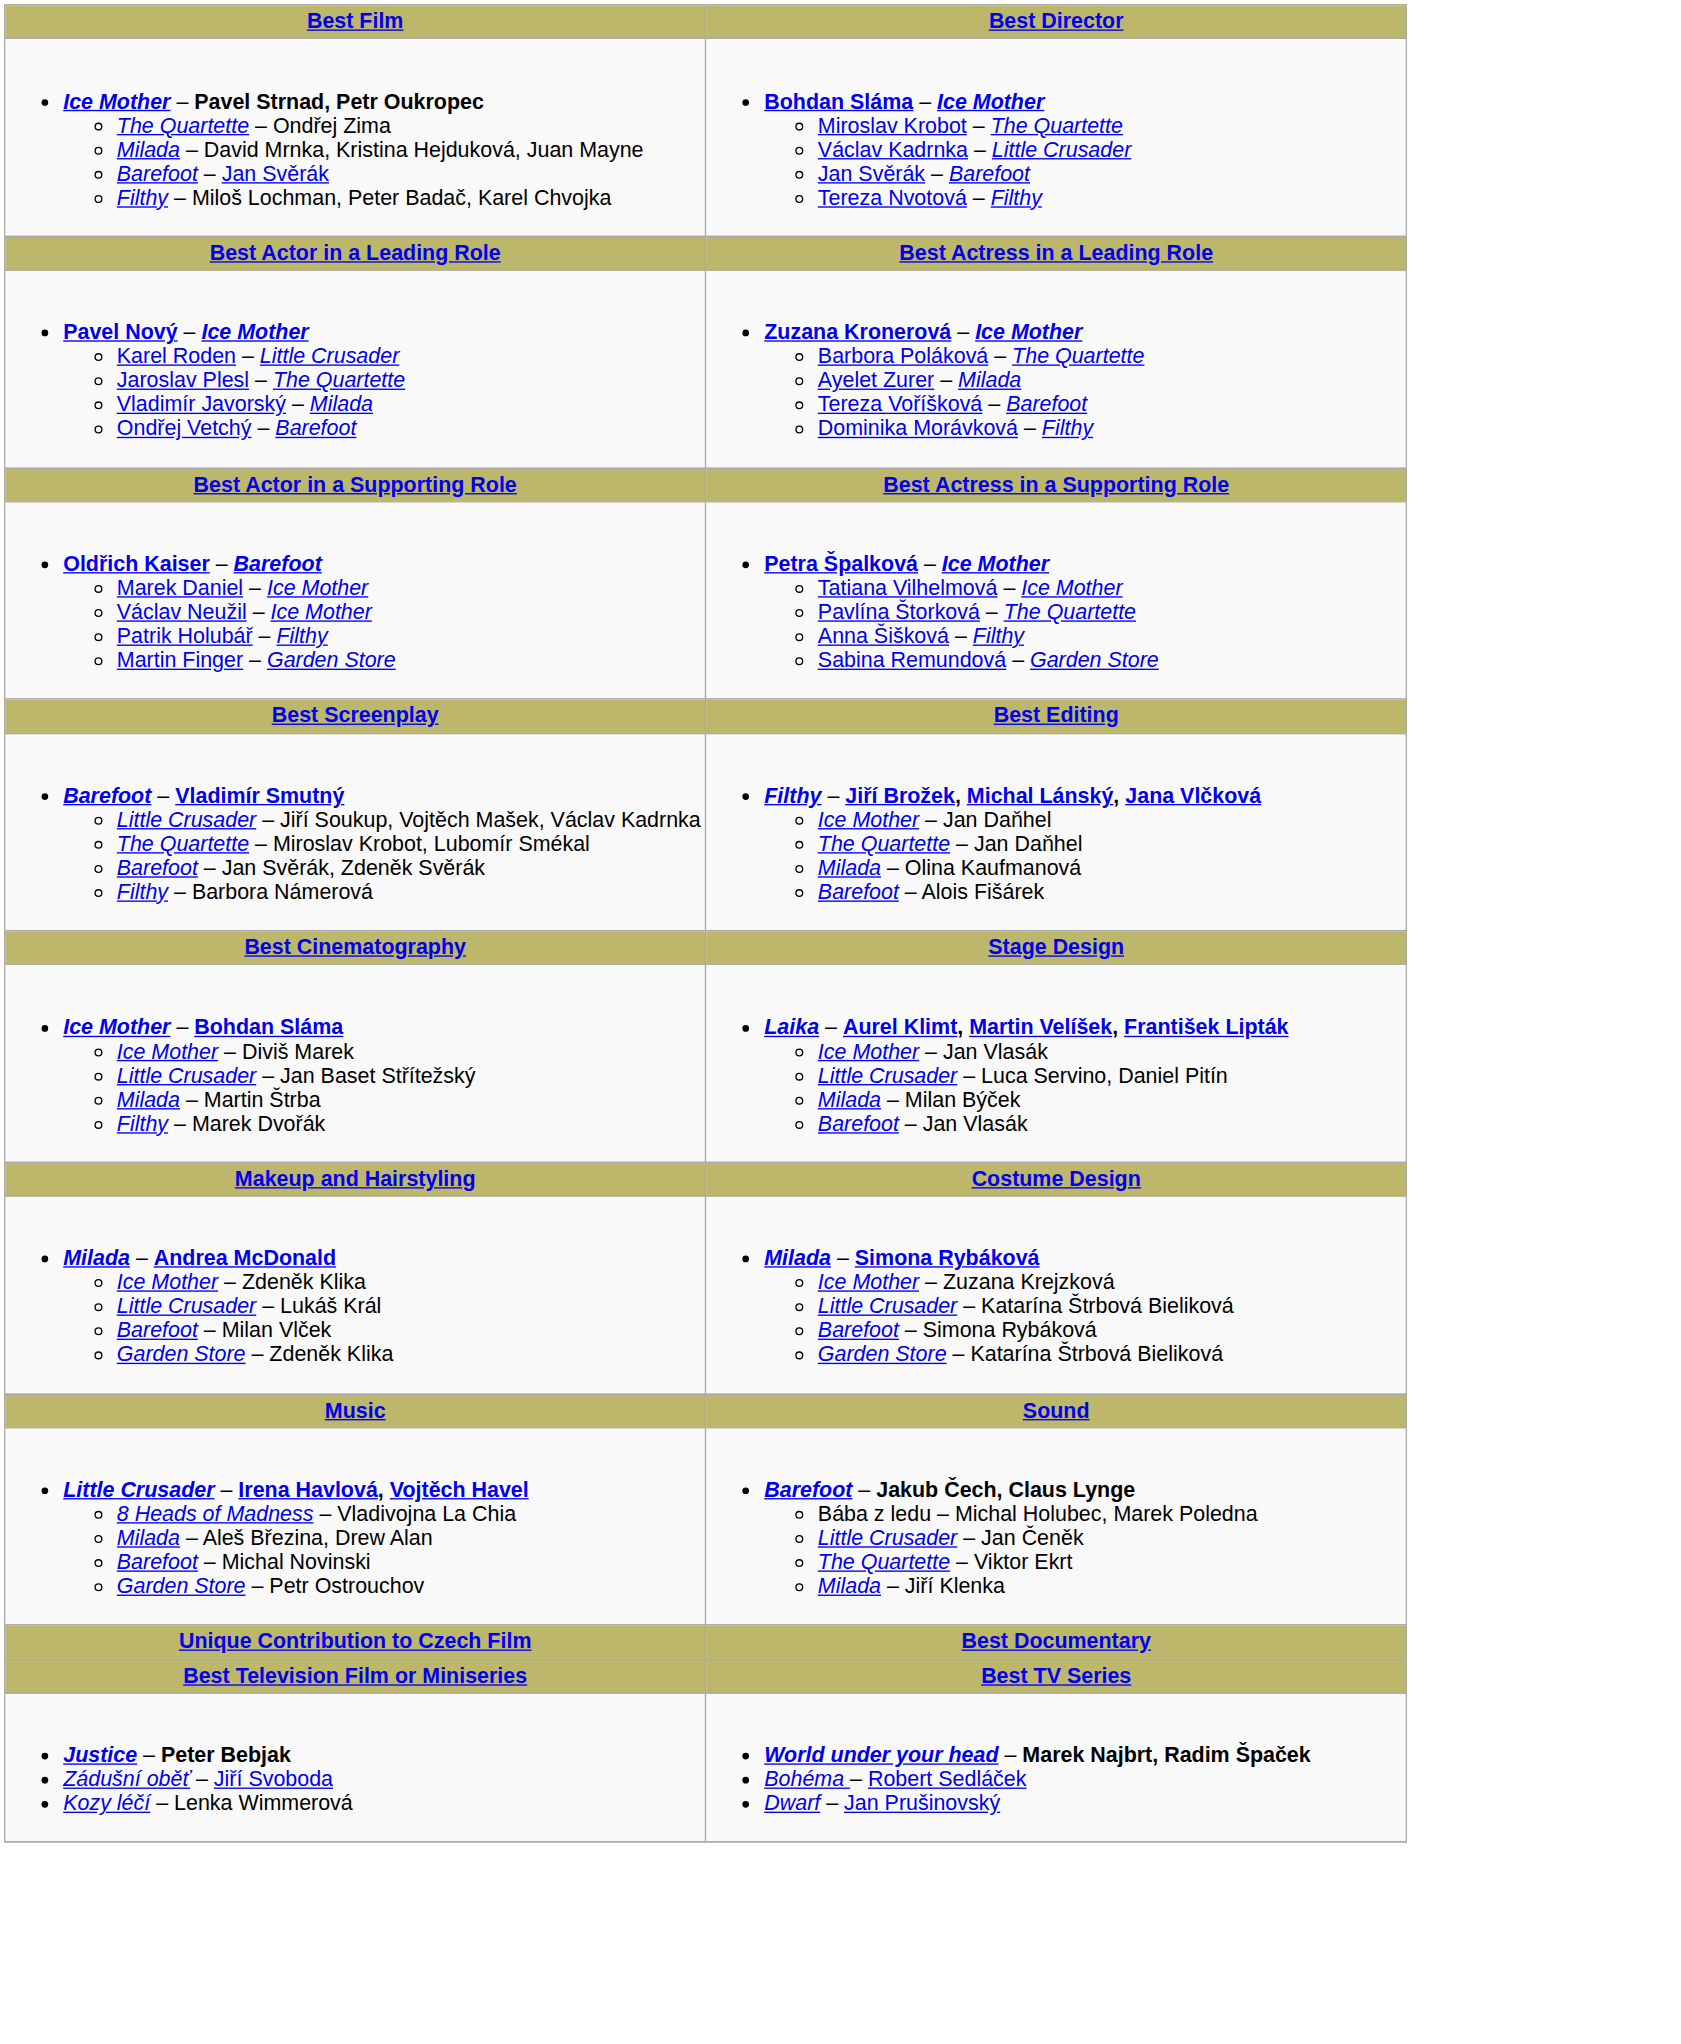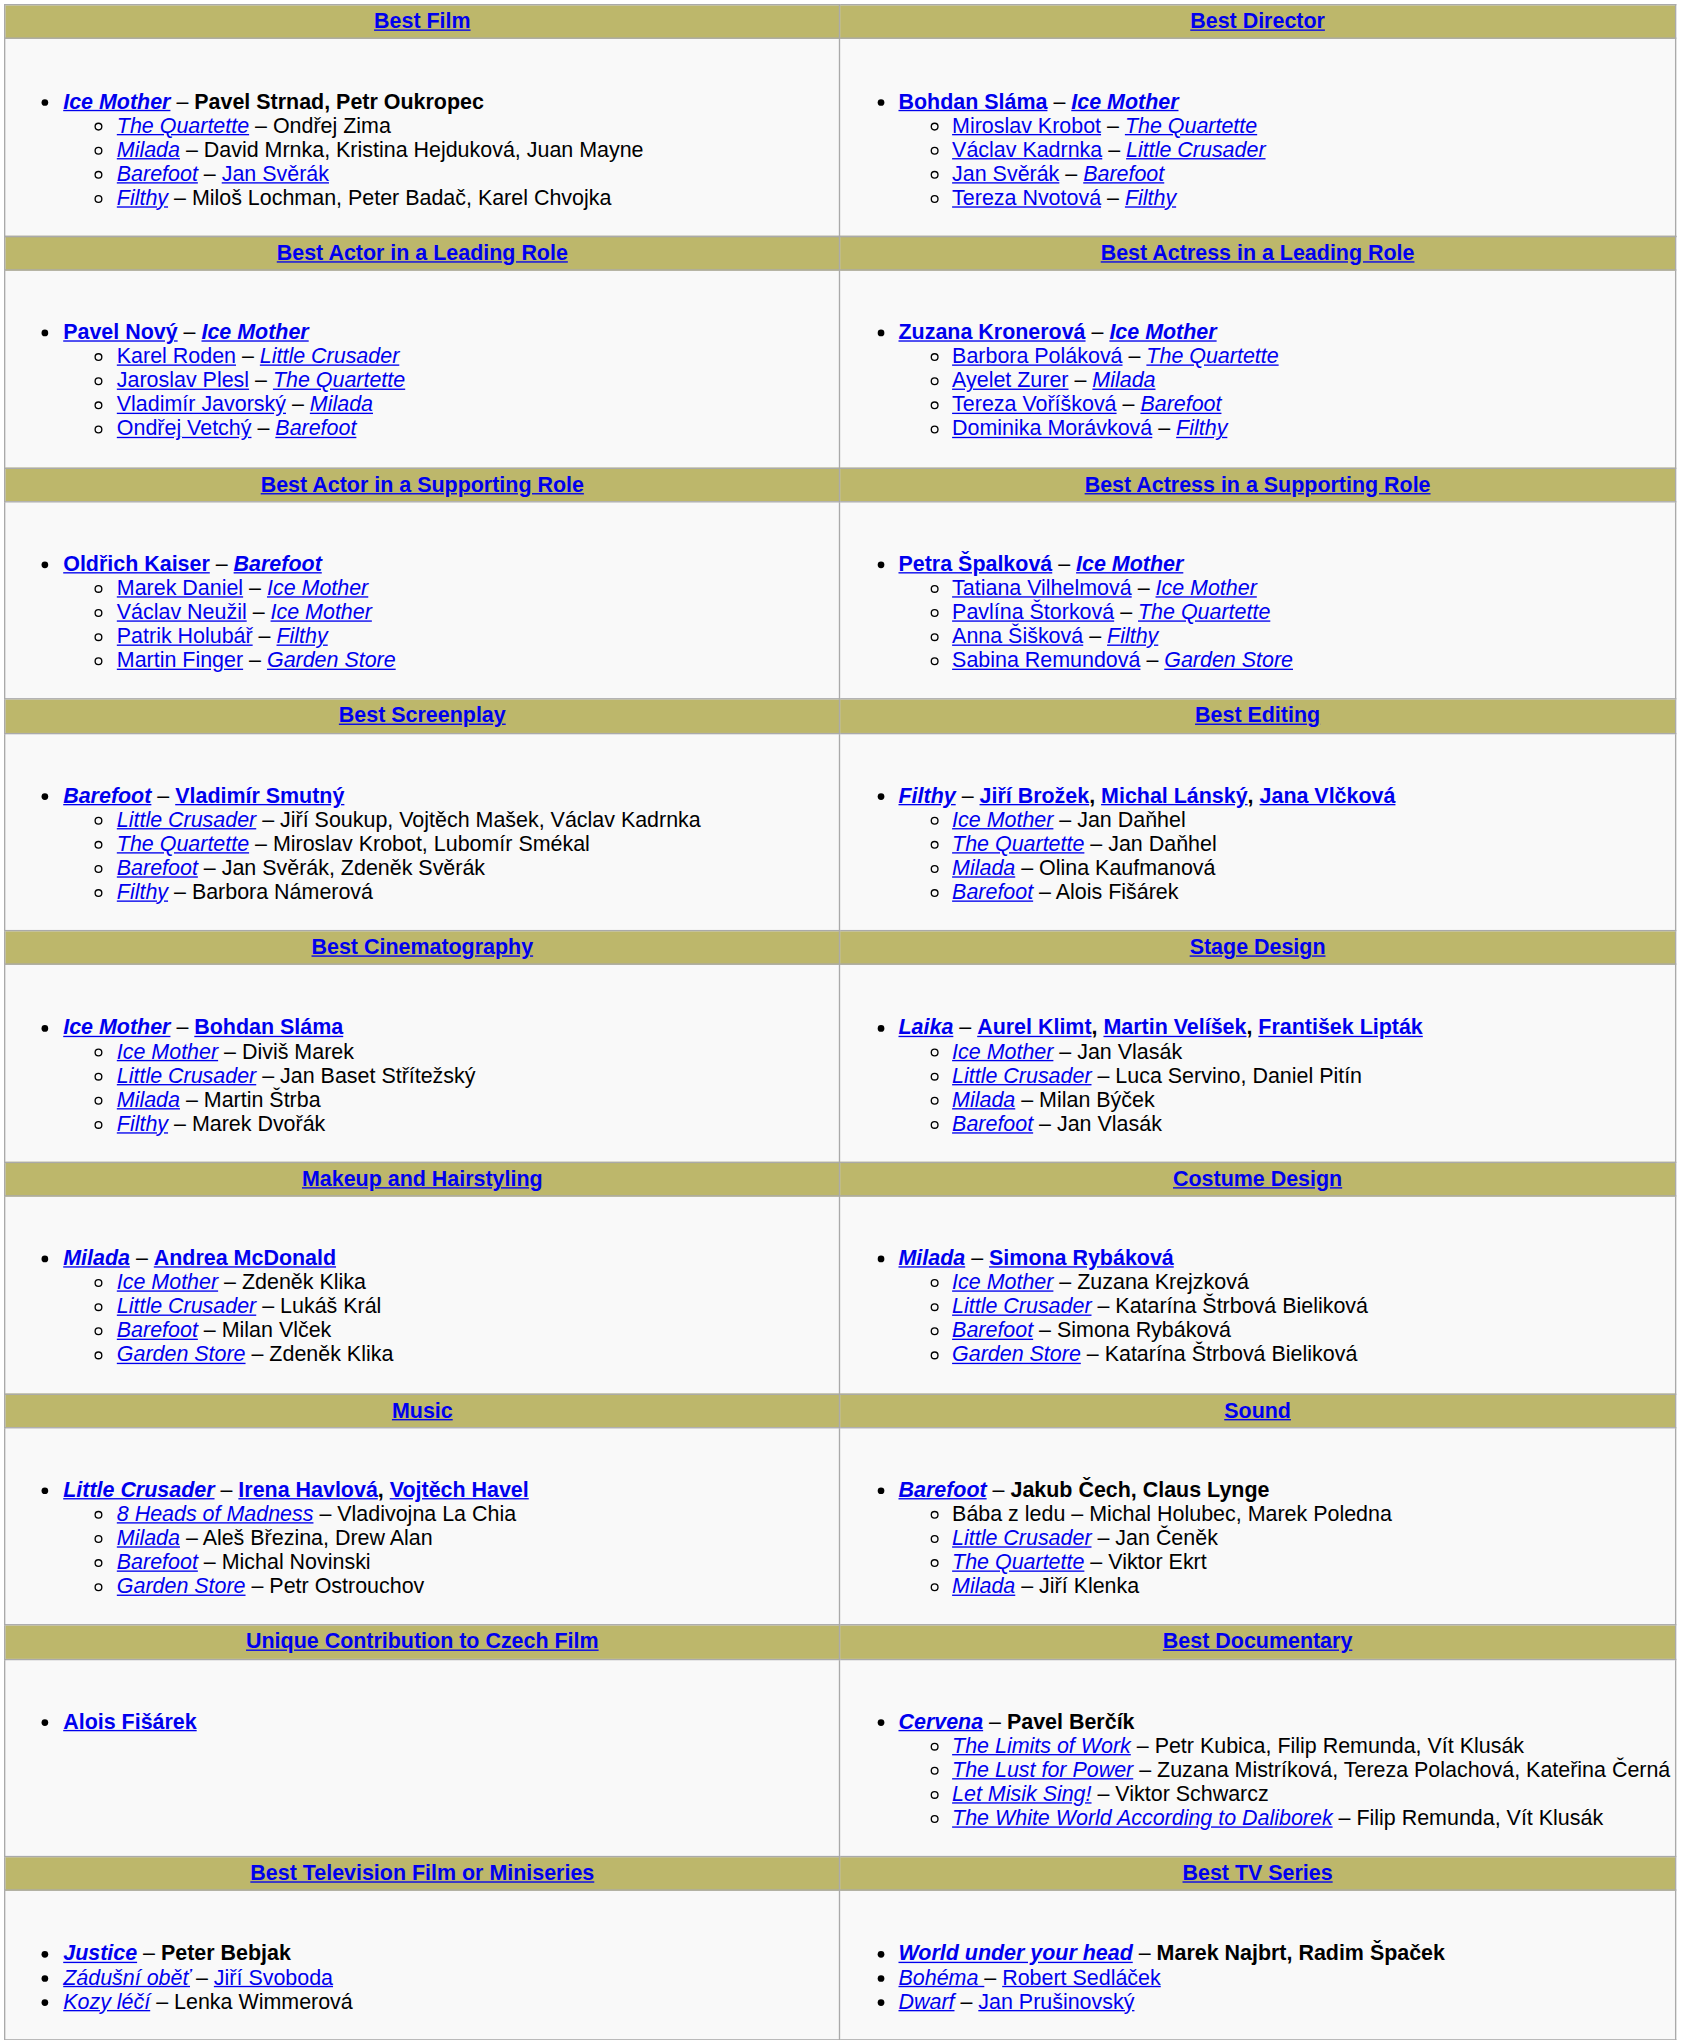+ row: (422, 1722)
